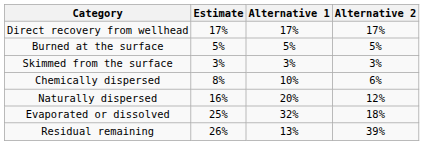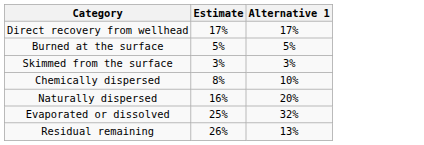- column: (376, 13)
